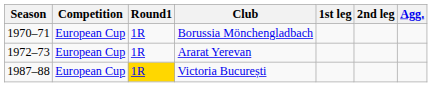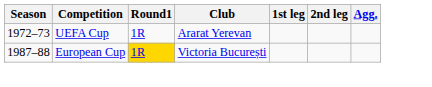- row: (245, 33)
(90, 52) European Cup -> (82, 33) UEFA Cup
